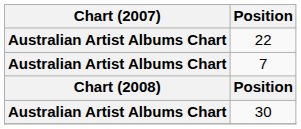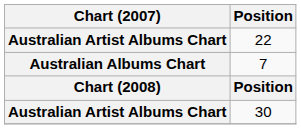(117, 64) Australian Artist Albums Chart -> (117, 64) Australian Albums Chart
